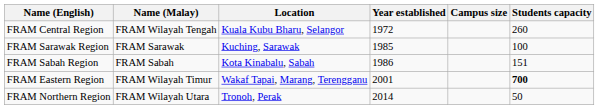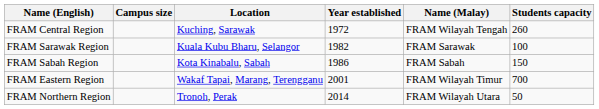columns swapped: (166, 12) <-> (479, 12)
(283, 29) Kuala Kubu Bharu, Selangor -> (216, 29) Kuching, Sarawak
(260, 46) Kuching, Sarawak -> (238, 46) Kuala Kubu Bharu, Selangor
(383, 46) 1985 -> (338, 46) 1982
(520, 63) 151 -> (520, 63) 150
(520, 79) bold -> (520, 79) normal
